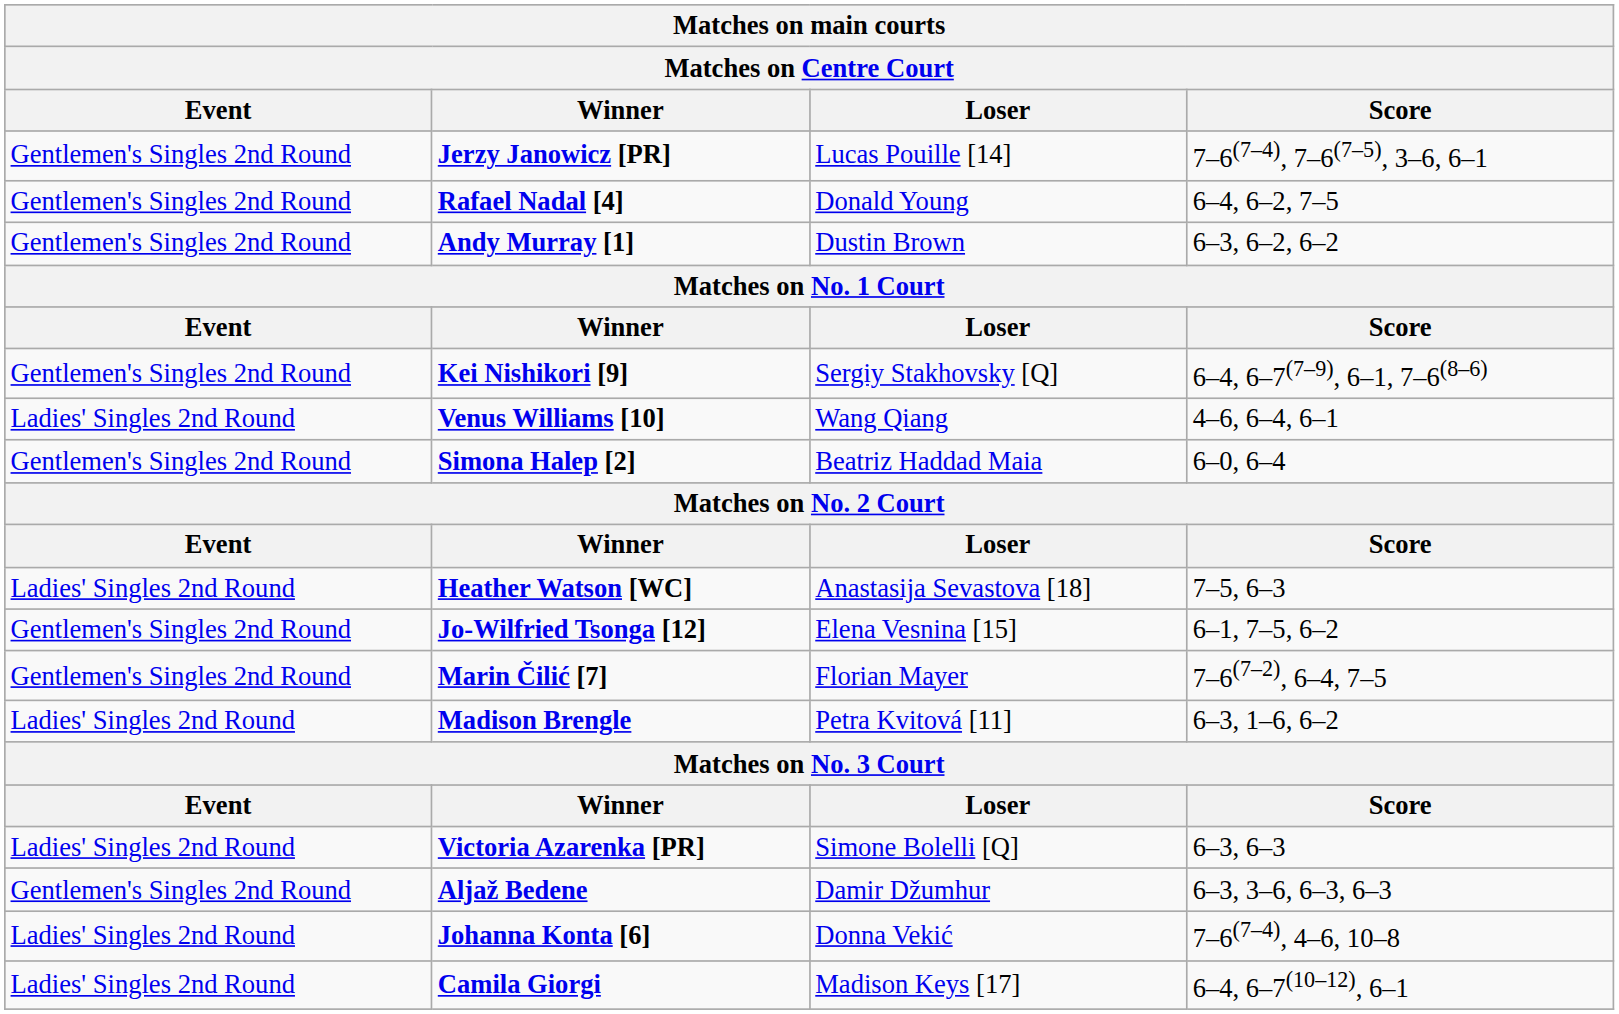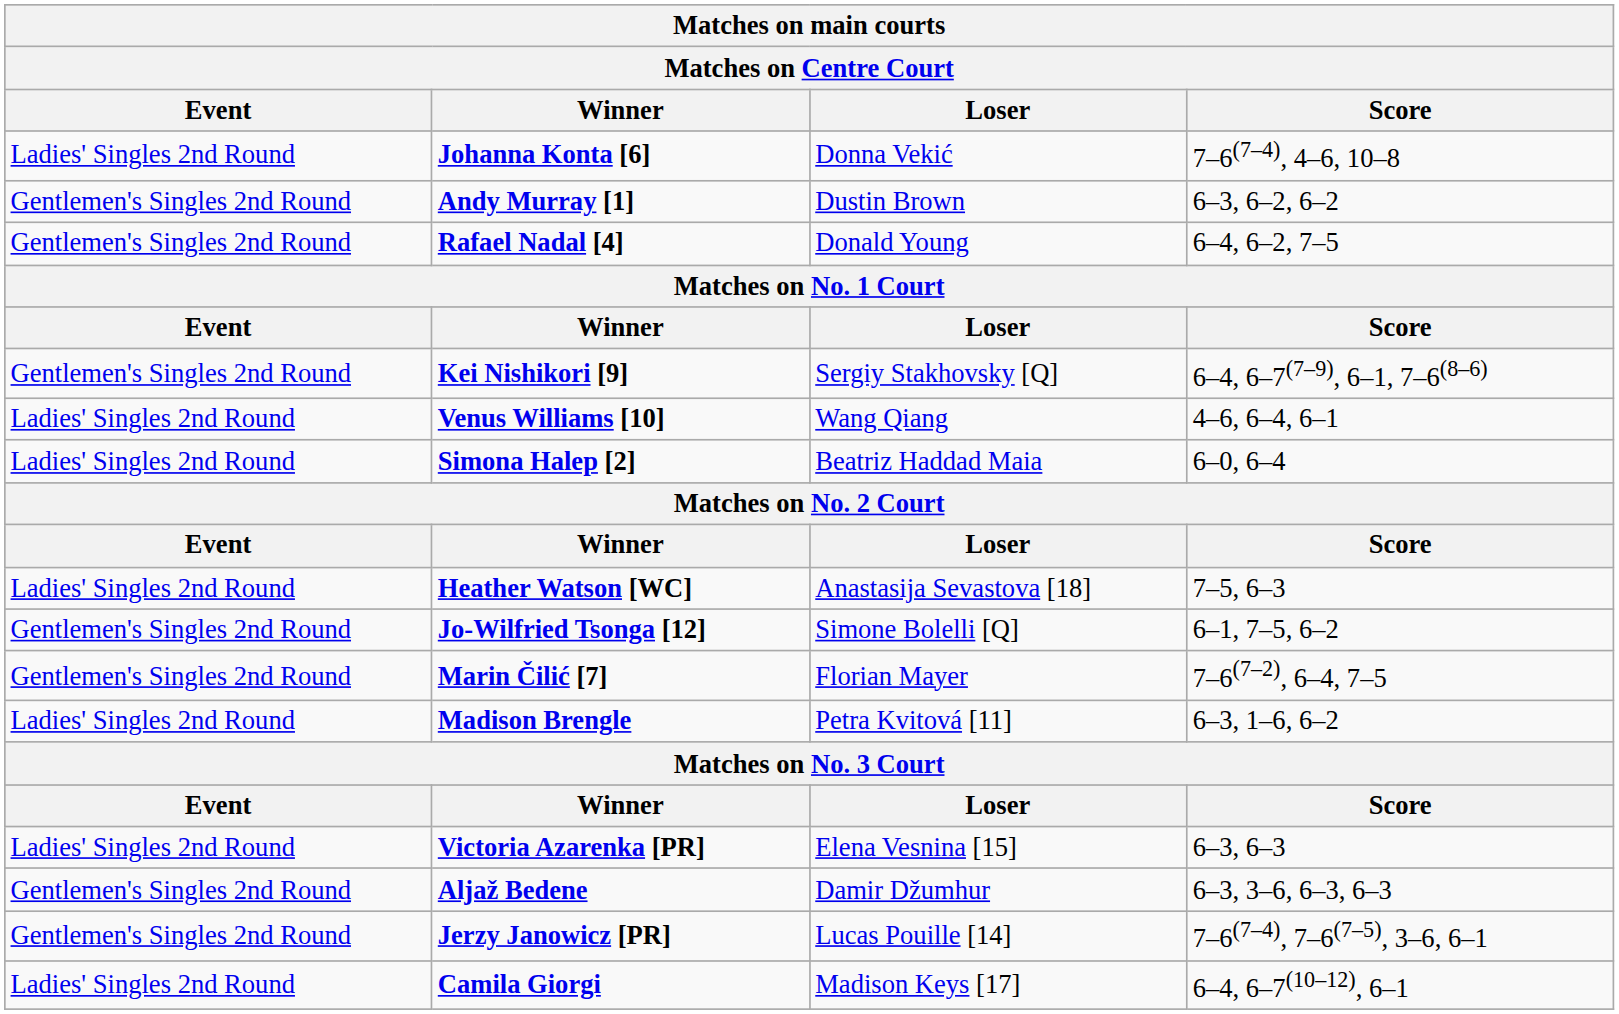rows swapped: (544, 935) <-> (554, 155)
rows swapped: (536, 243) <-> (531, 201)
(181, 461) Gentlemen's Singles 2nd Round -> (153, 461) Ladies' Singles 2nd Round
(916, 629) Elena Vesnina [15] -> (917, 629) Simone Bolelli [Q]
(917, 847) Simone Bolelli [Q] -> (916, 847) Elena Vesnina [15]
